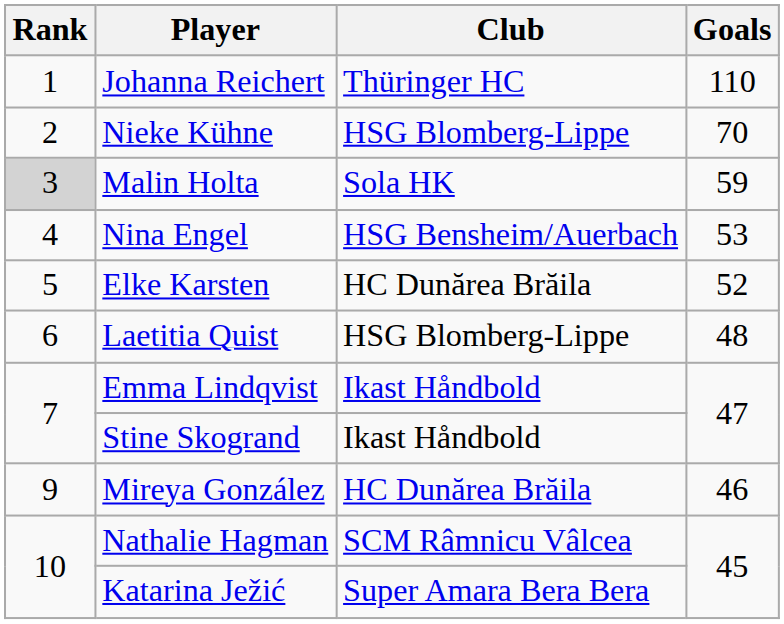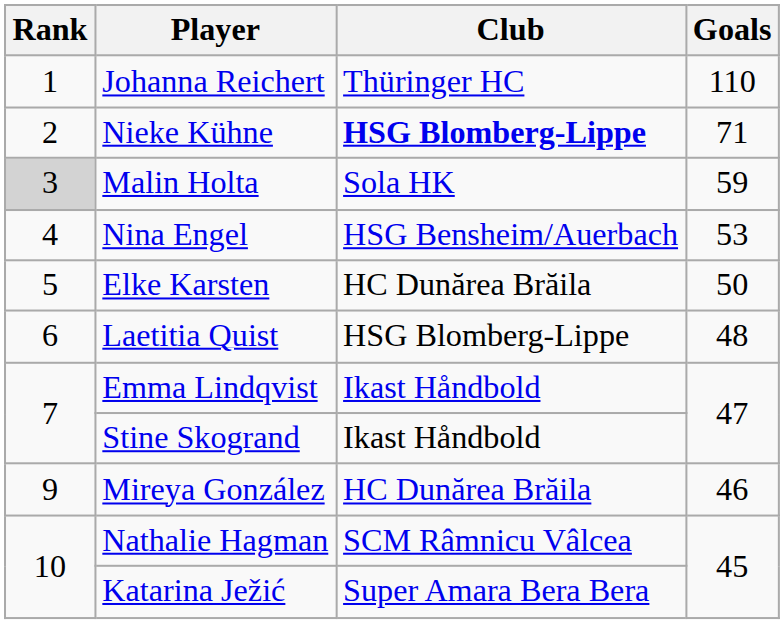(486, 132) normal -> (495, 132) bold
(732, 132) 70 -> (732, 132) 71
(732, 285) 52 -> (732, 285) 50
